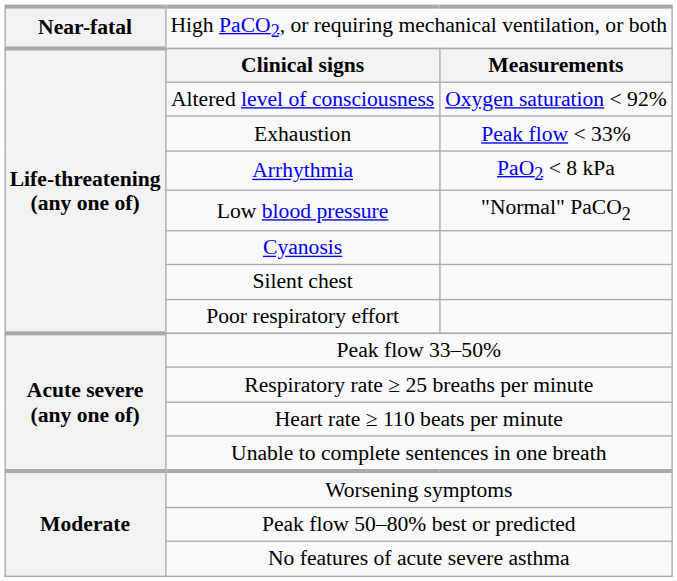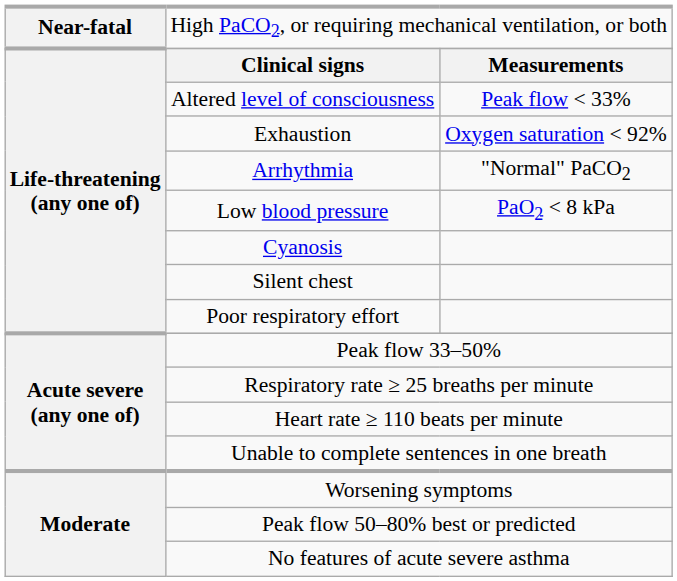(556, 99) Oxygen saturation < 92% -> (556, 99) Peak flow < 33%
(556, 133) Peak flow < 33% -> (556, 133) Oxygen saturation < 92%
(556, 170) PaO2 < 8 kPa -> (556, 170) "Normal" PaCO2
(556, 210) "Normal" PaCO2 -> (556, 210) PaO2 < 8 kPa
